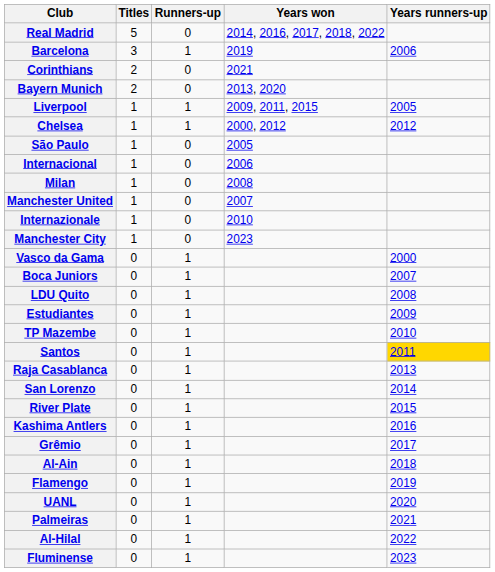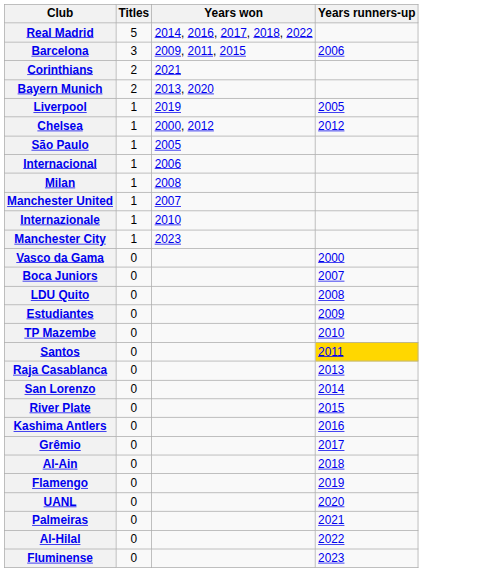- column: (188, 13)
(240, 51) 2019 -> (200, 51) 2009, 2011, 2015
(272, 107) 2009, 2011, 2015 -> (168, 107) 2019
